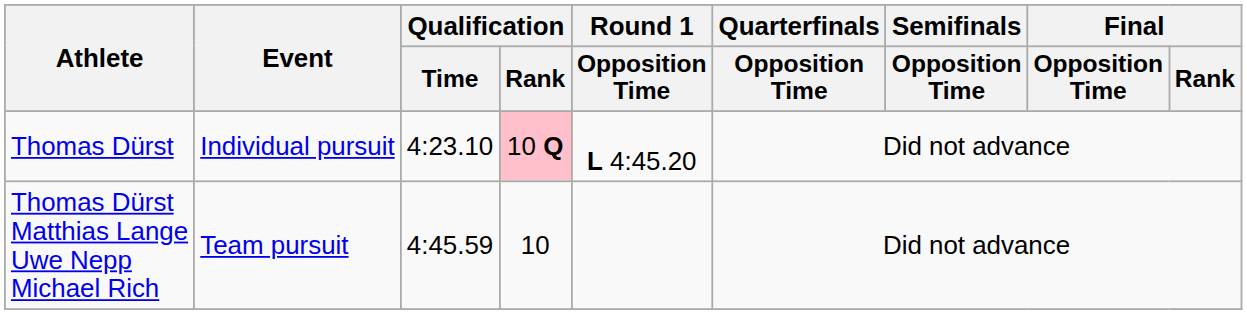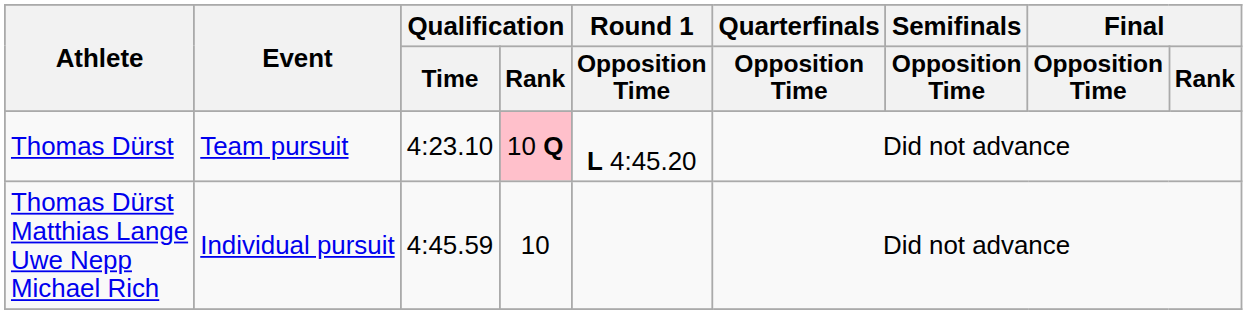(297, 147) Individual pursuit -> (274, 147) Team pursuit
(274, 245) Team pursuit -> (297, 245) Individual pursuit
